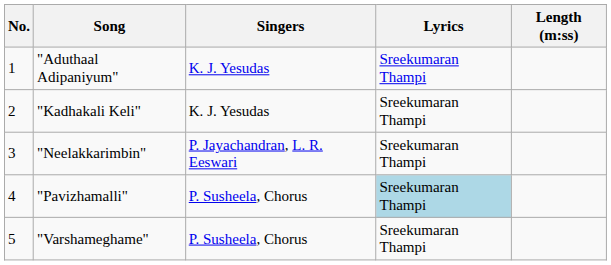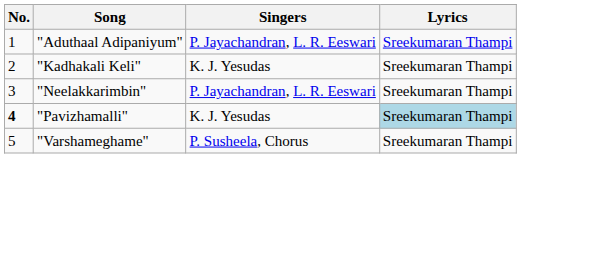- column: (559, 26)
(229, 68) K. J. Yesudas -> (283, 41) P. Jayachandran, L. R. Eeswari
(12, 196) normal -> (12, 116) bold
(248, 196) P. Susheela, Chorus -> (230, 116) K. J. Yesudas
